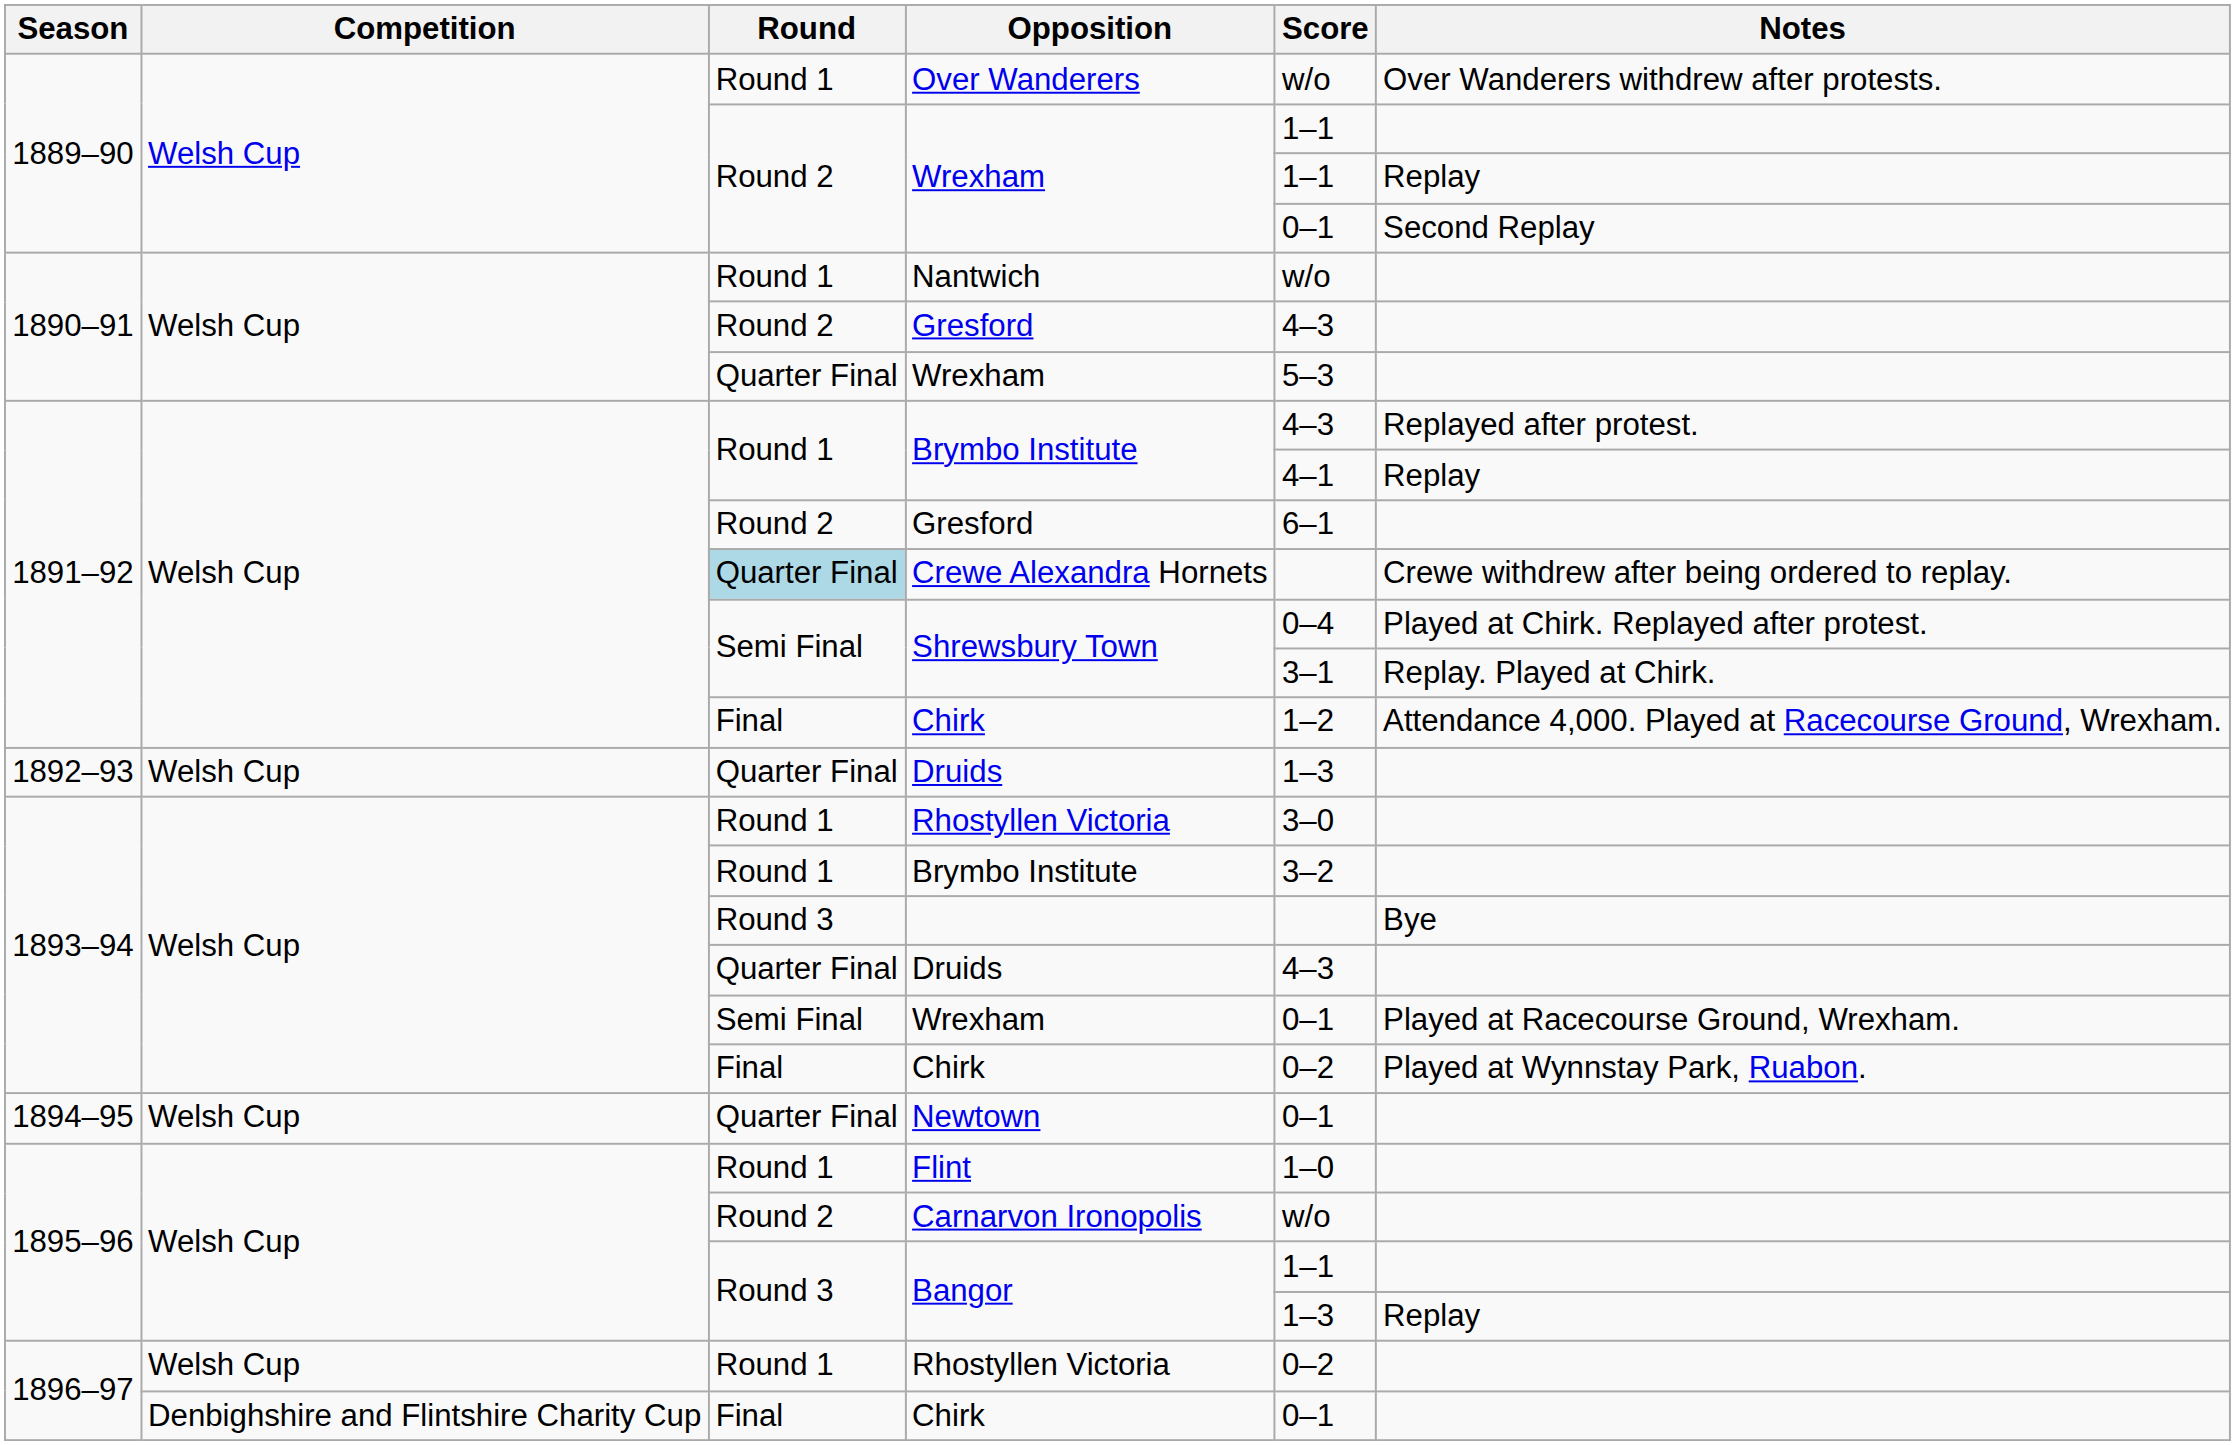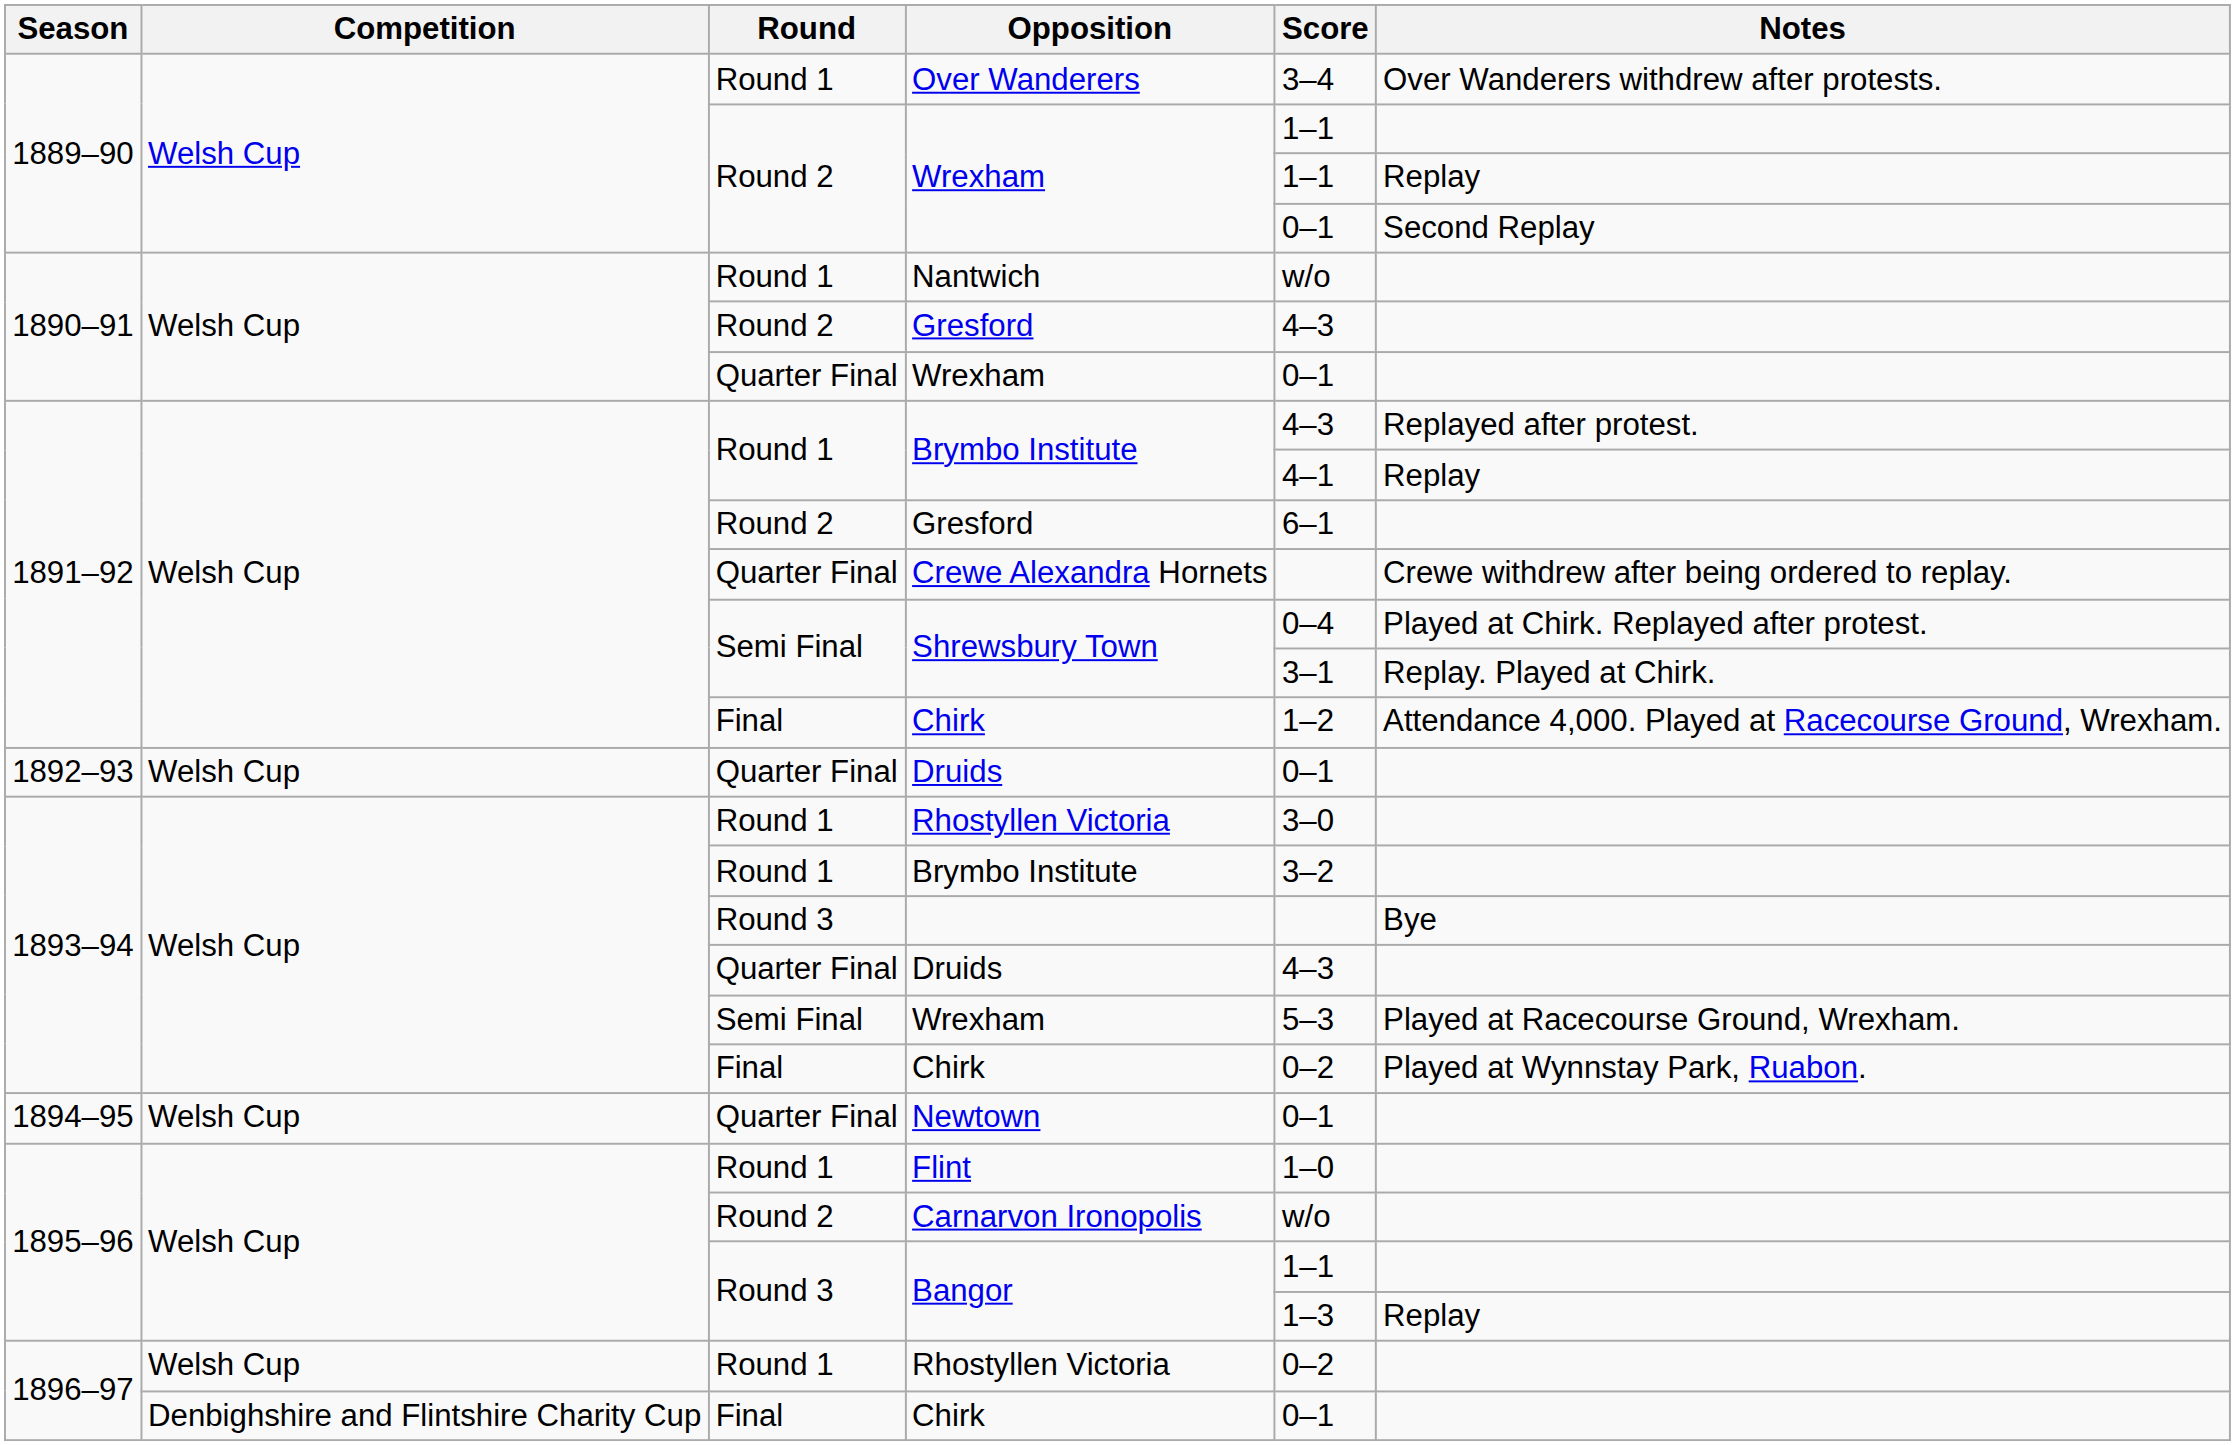(1306, 78) w/o -> (1308, 78) 3–4
(1308, 375) 5–3 -> (1308, 375) 0–1
(807, 573) lightblue background -> (807, 573) no background
(1308, 771) 1–3 -> (1308, 771) 0–1
(1308, 1018) 0–1 -> (1308, 1018) 5–3
